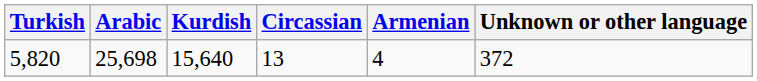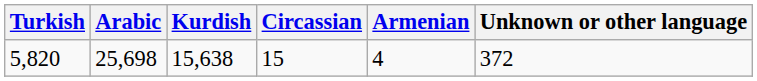(202, 57) 15,640 -> (202, 57) 15,638
(273, 57) 13 -> (273, 57) 15
